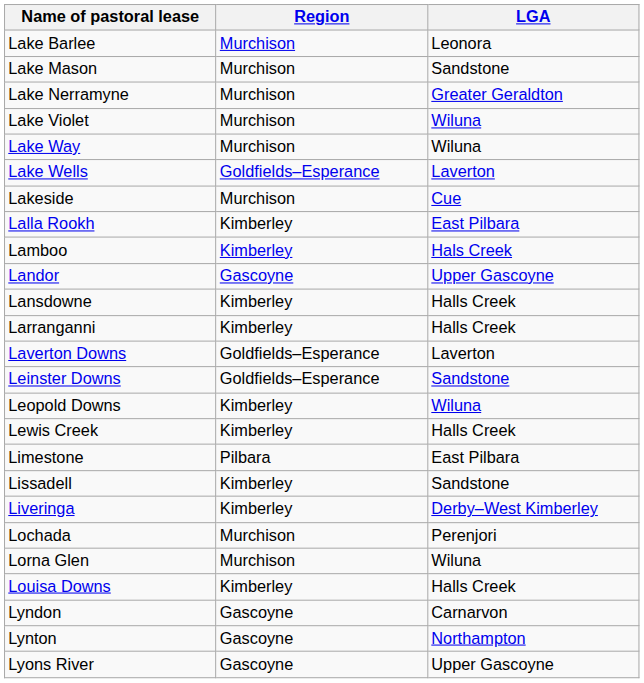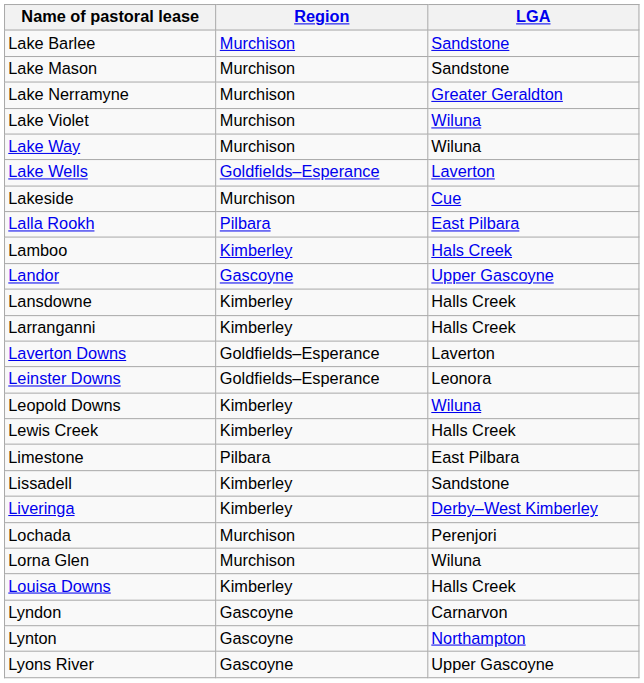(461, 43) Leonora -> (470, 43) Sandstone
(256, 224) Kimberley -> (245, 224) Pilbara
(470, 379) Sandstone -> (461, 379) Leonora
